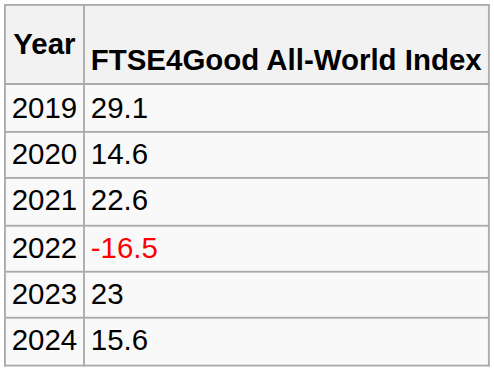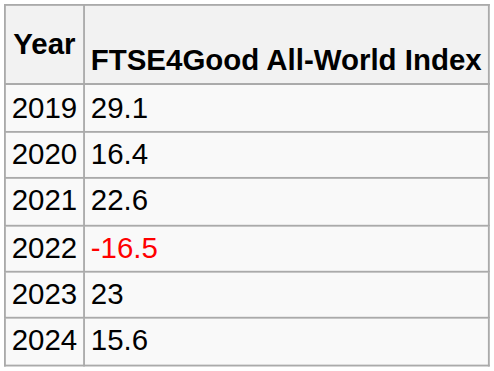(119, 154) 14.6 -> (119, 154) 16.4
